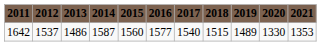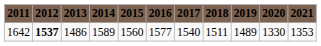(47, 31) normal -> (47, 31) bold
(104, 31) 1587 -> (104, 31) 1589
(217, 31) 1515 -> (217, 31) 1511
